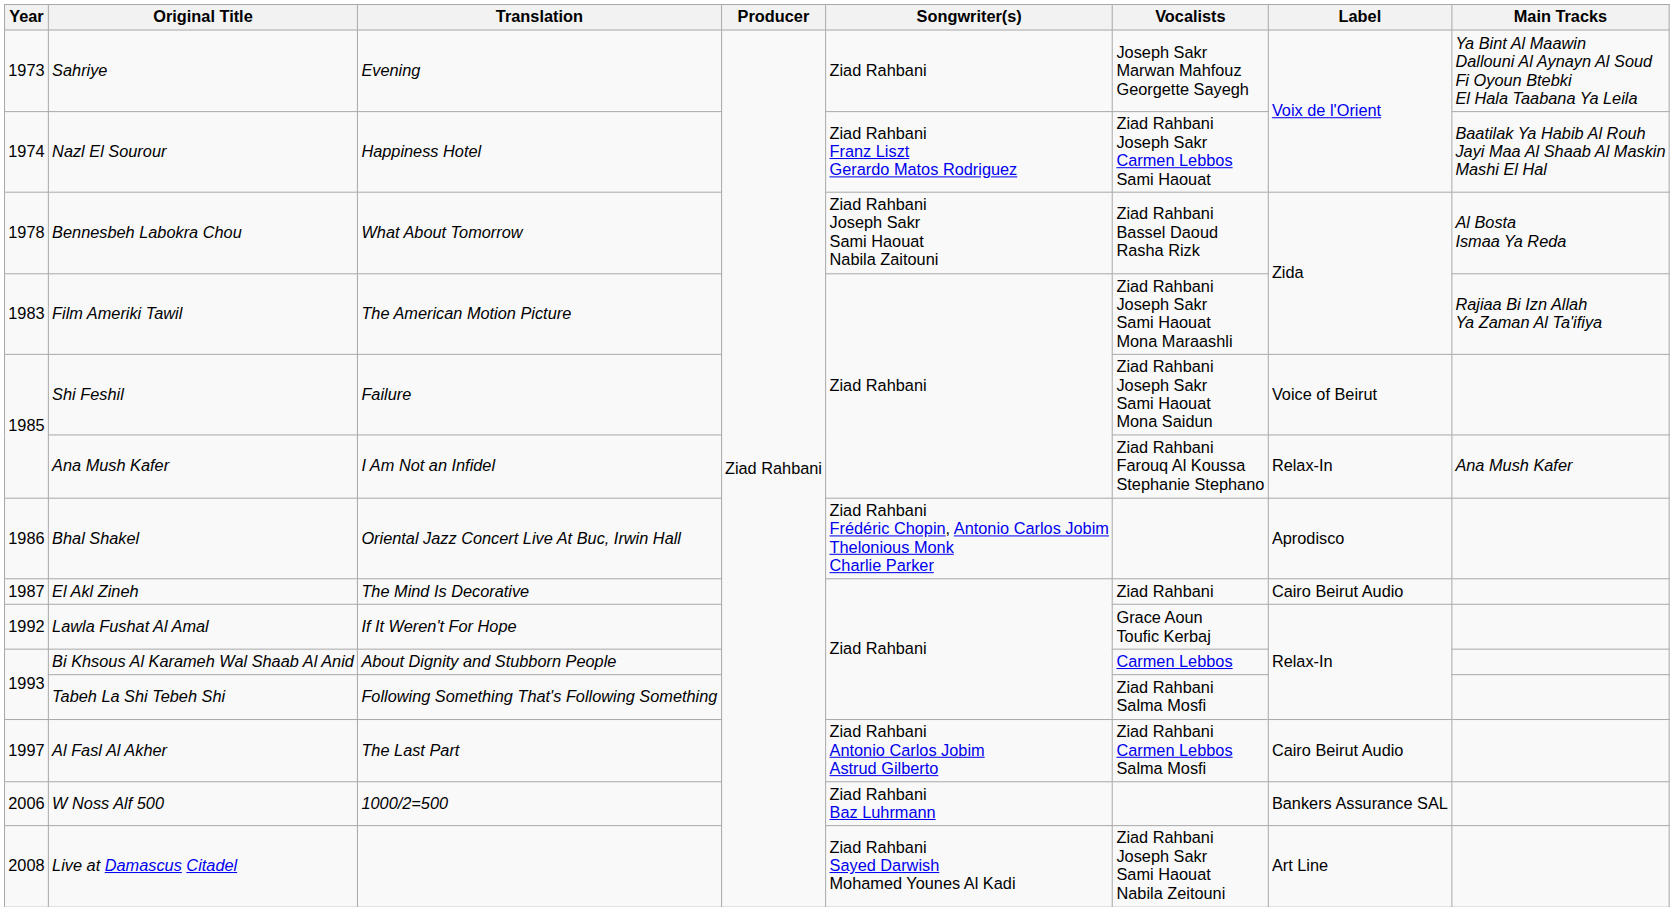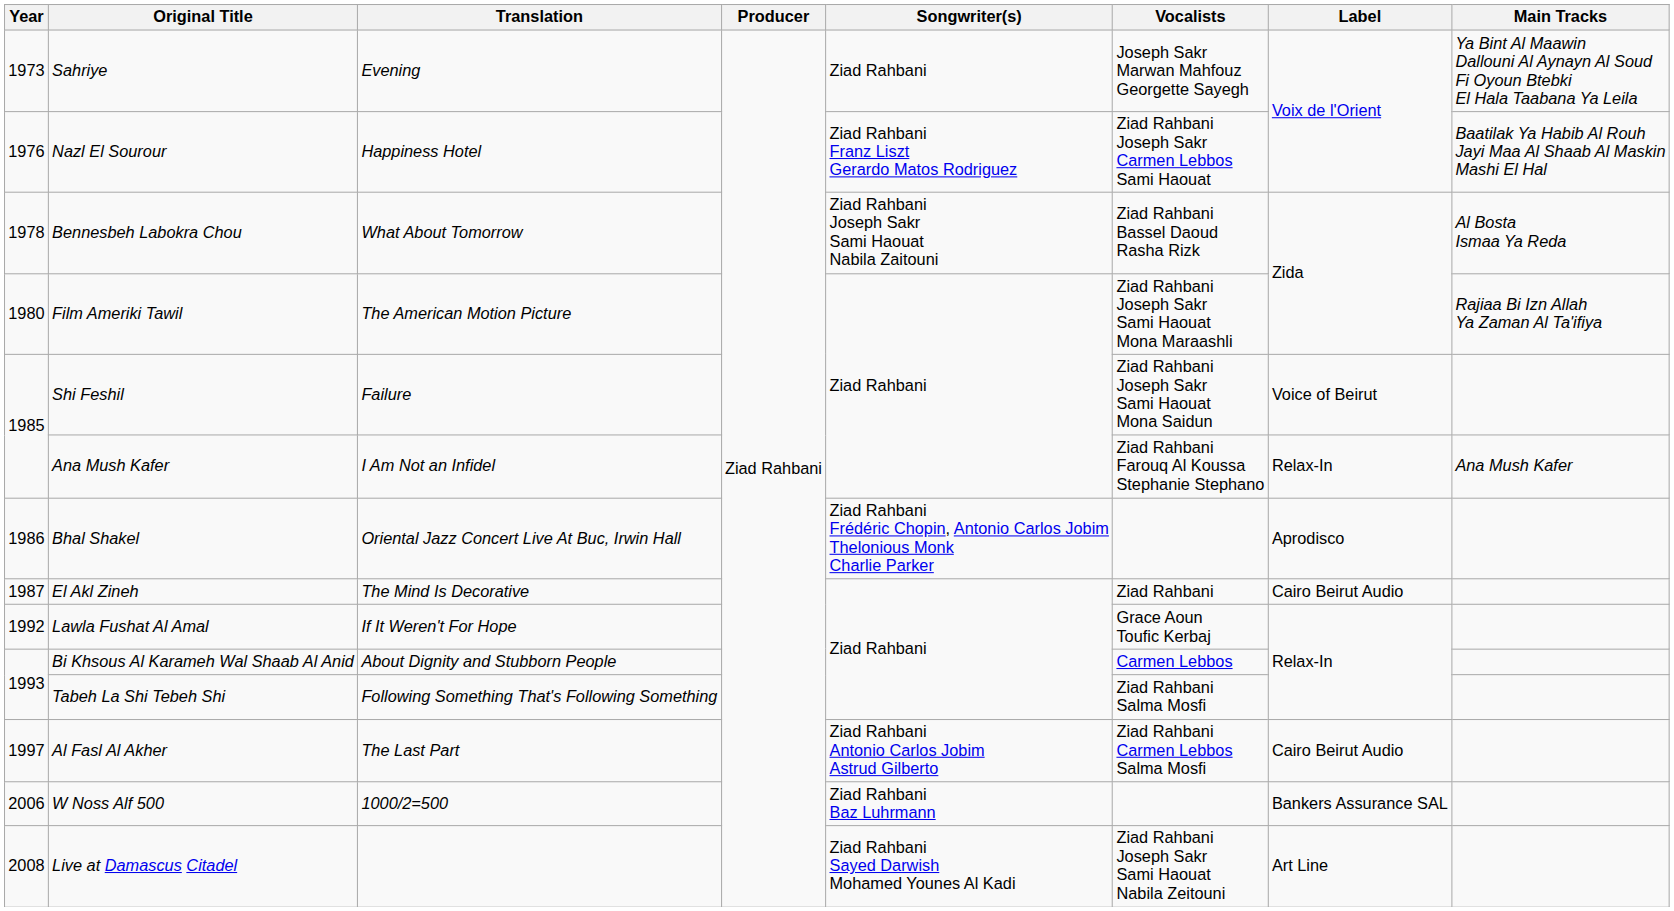(26, 151) 1974 -> (26, 151) 1976
(26, 313) 1983 -> (26, 313) 1980
